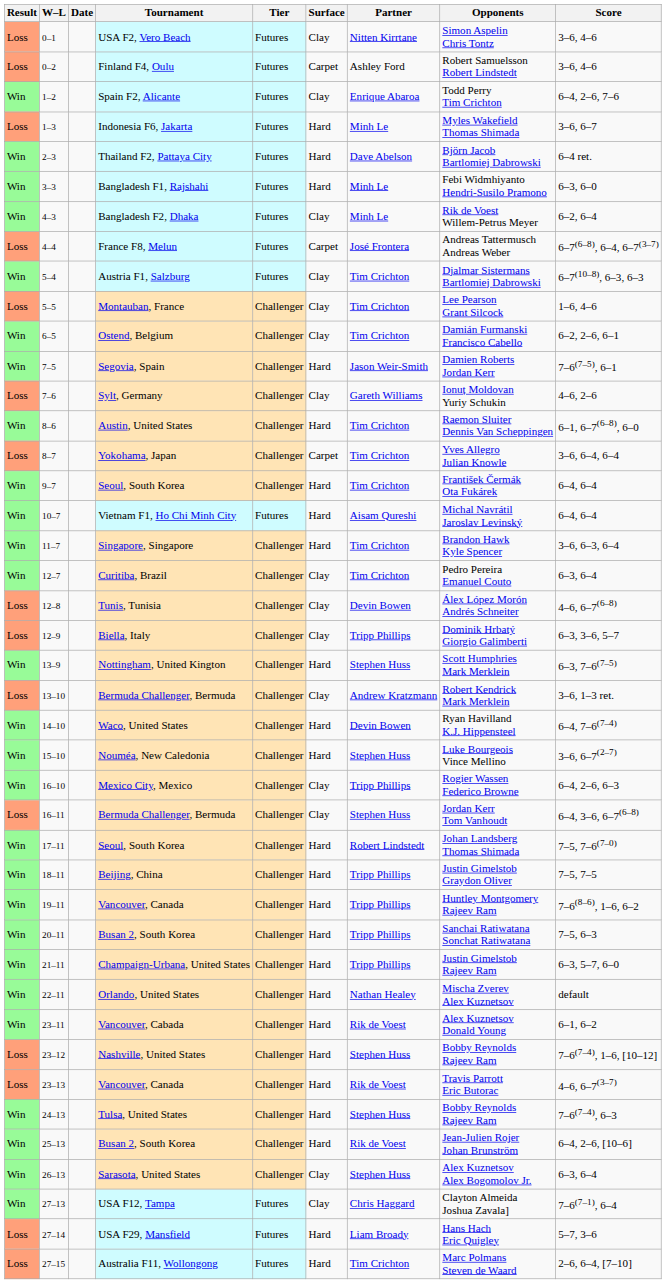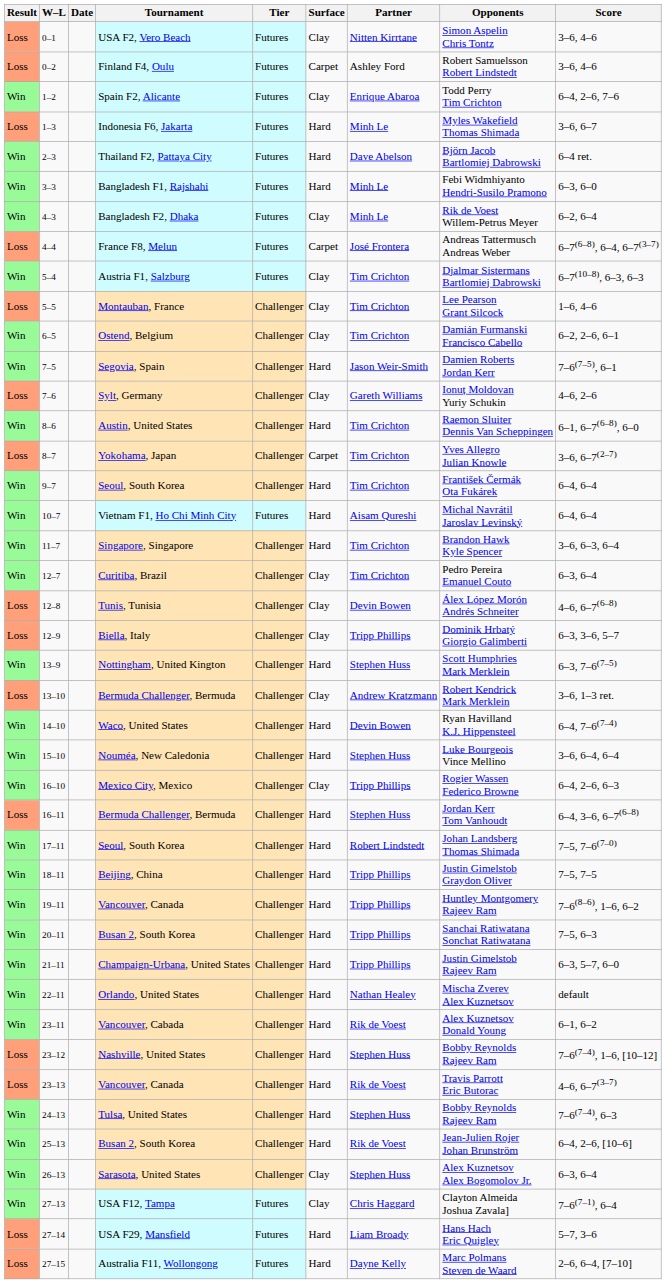(589, 455) 3–6, 6–4, 6–4 -> (587, 455) 3–6, 6–7(2–7)
(587, 755) 3–6, 6–7(2–7) -> (589, 755) 3–6, 6–4, 6–4
(319, 815) Clay -> (320, 815) Hard
(380, 1264) Tim Crichton -> (378, 1264) Dayne Kelly
